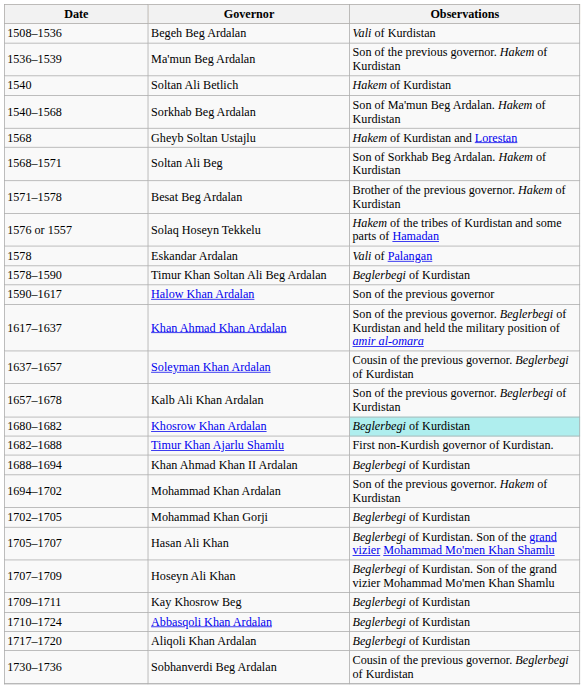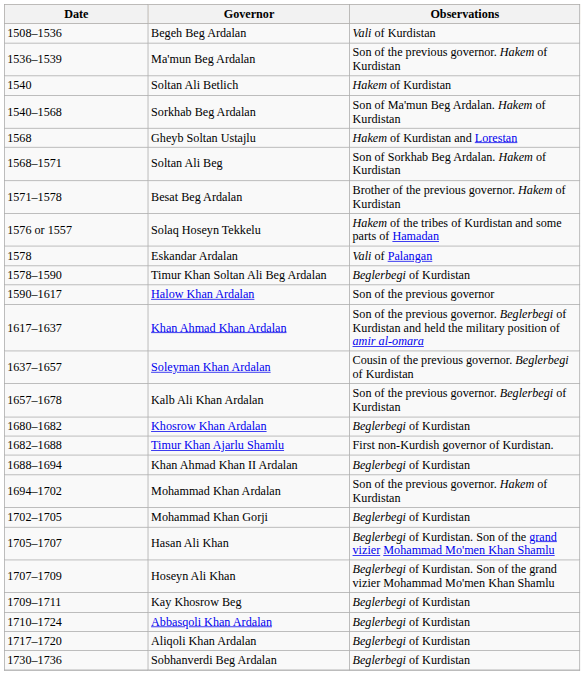(411, 426) paleturquoise background -> (411, 426) no background
(461, 667) Cousin of the previous governor. Beglerbegi of Kurdistan -> (411, 660) Beglerbegi of Kurdistan
